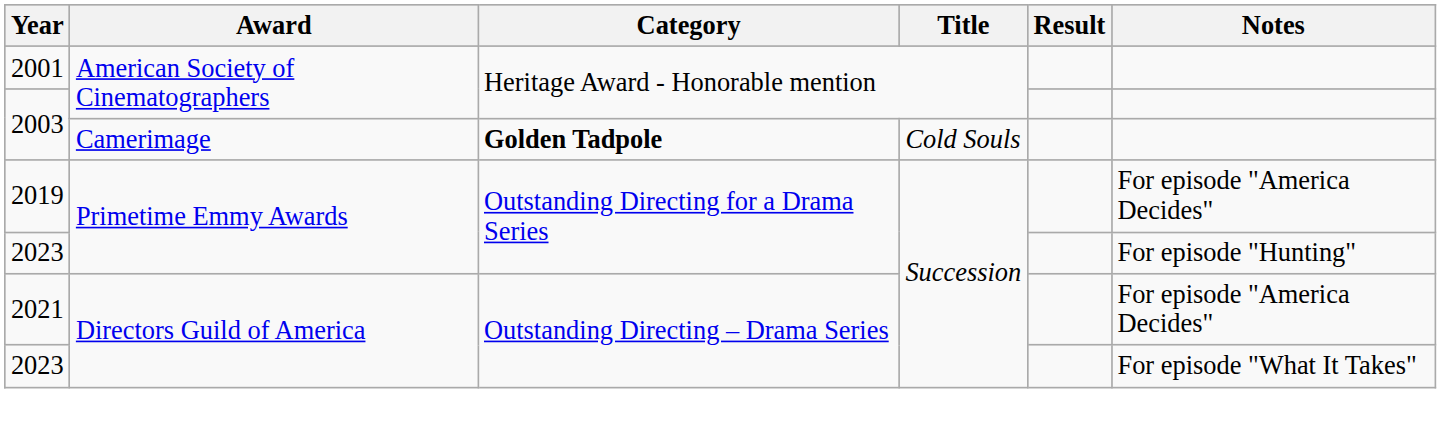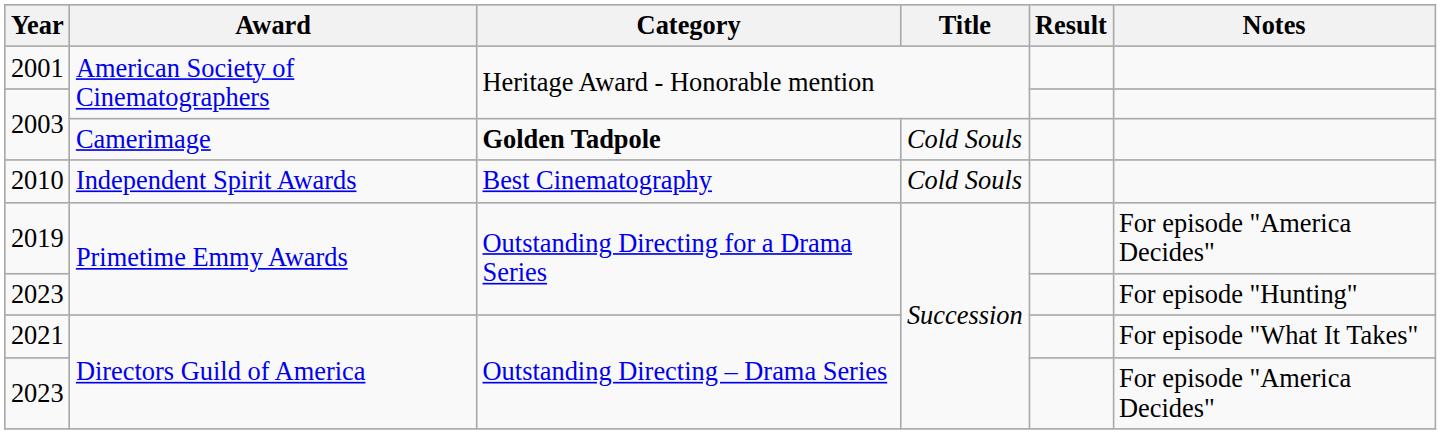+ row: (37, 180)
(1234, 309) For episode "America Decides" -> (1269, 336) For episode "What It Takes"
(1267, 365) For episode "What It Takes" -> (1235, 392) For episode "America Decides"
